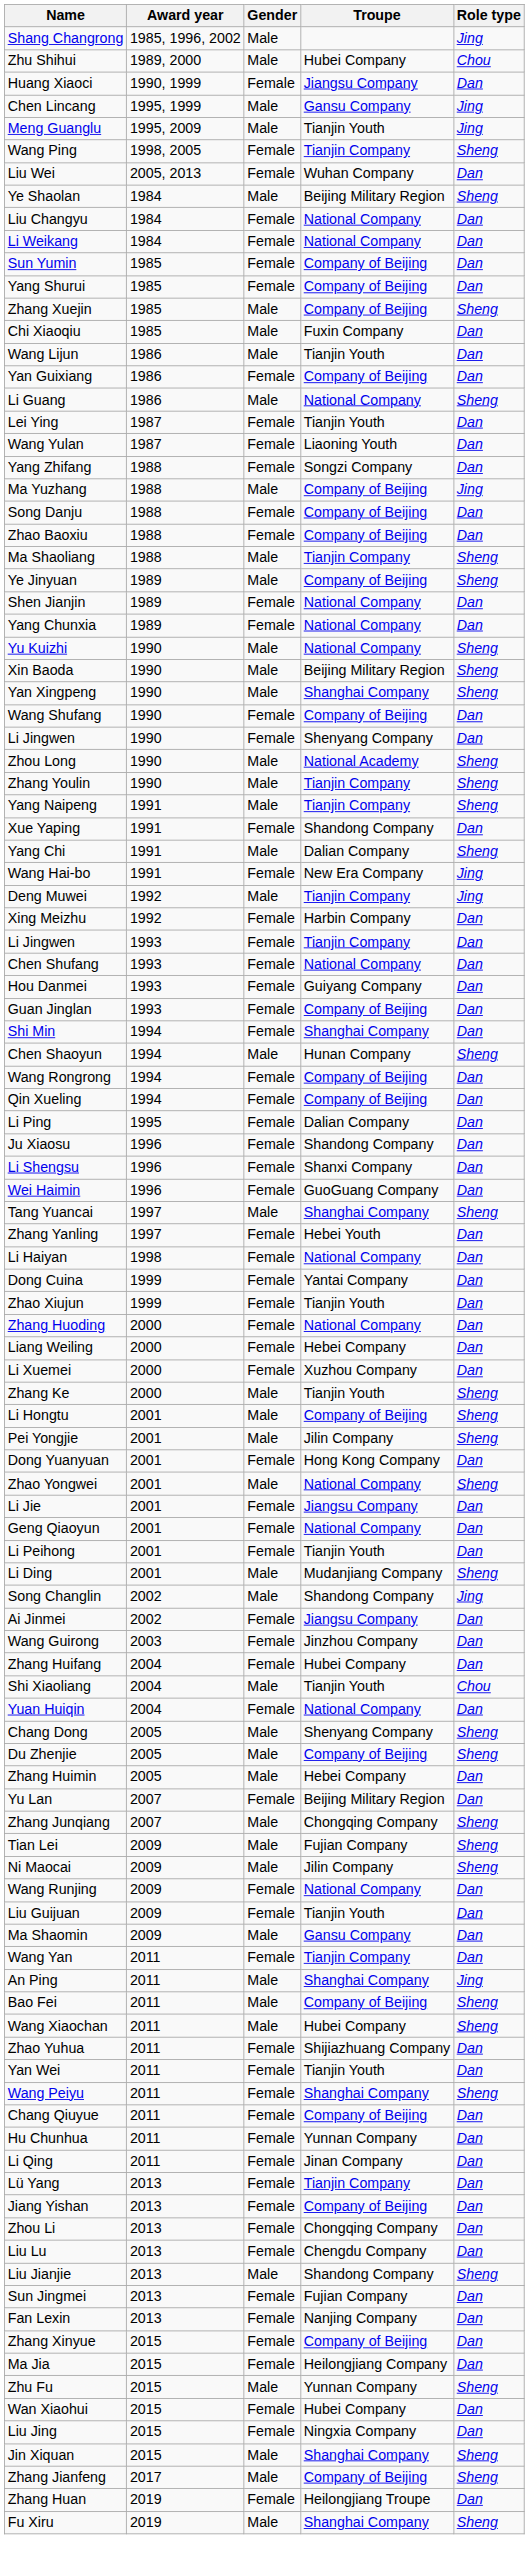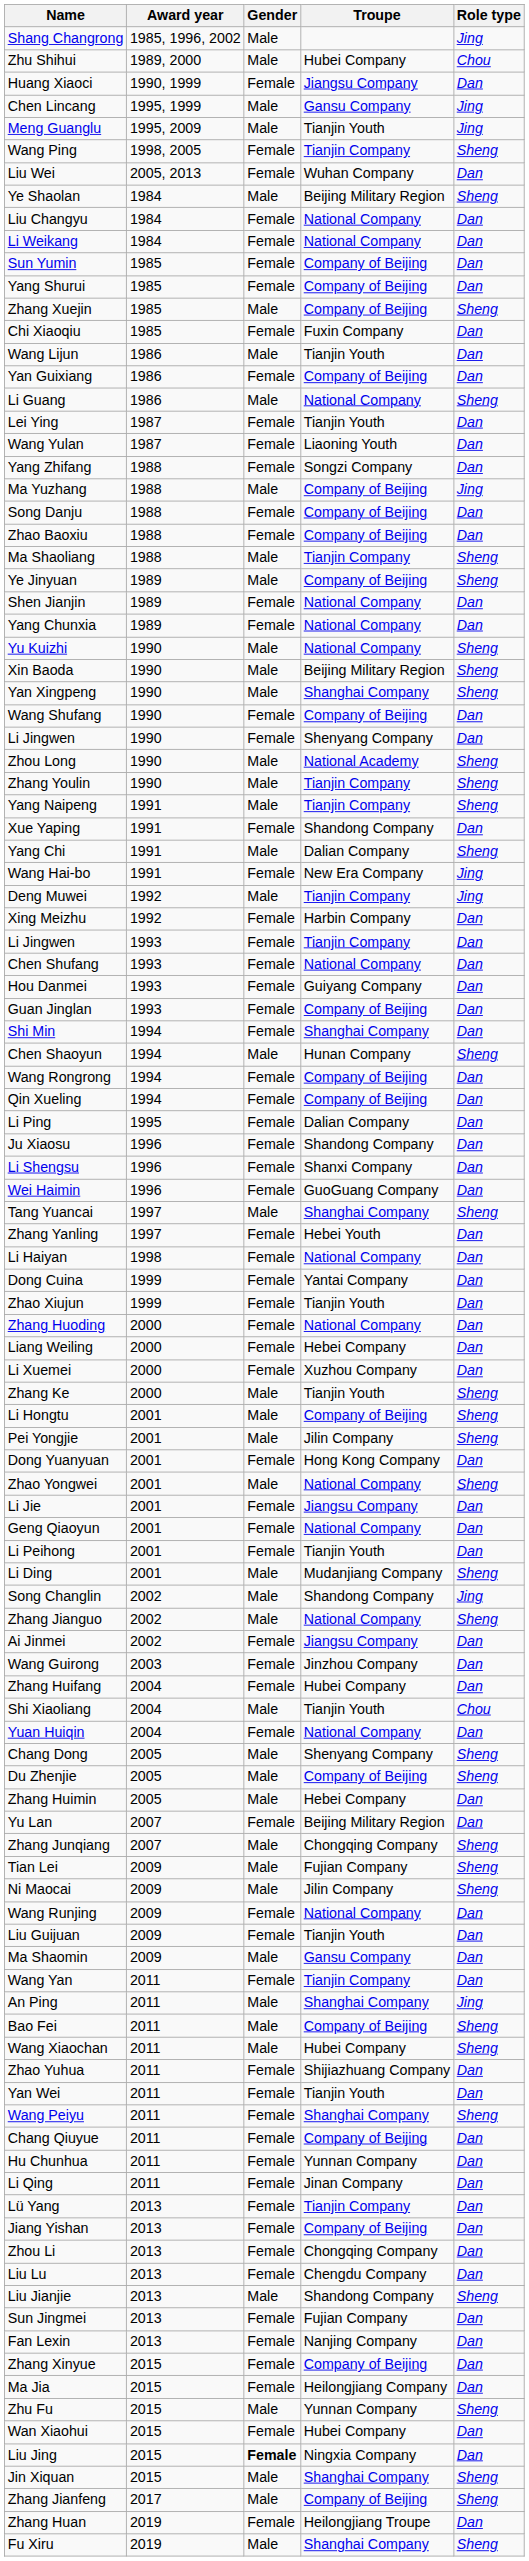(263, 331) Male -> (271, 331) Female
+ row: (55, 1619)
(271, 2432) normal -> (272, 2454) bold
